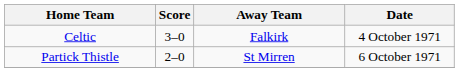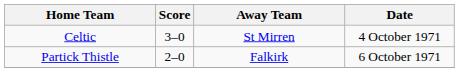(269, 36) Falkirk -> (269, 36) St Mirren
(269, 57) St Mirren -> (269, 57) Falkirk
